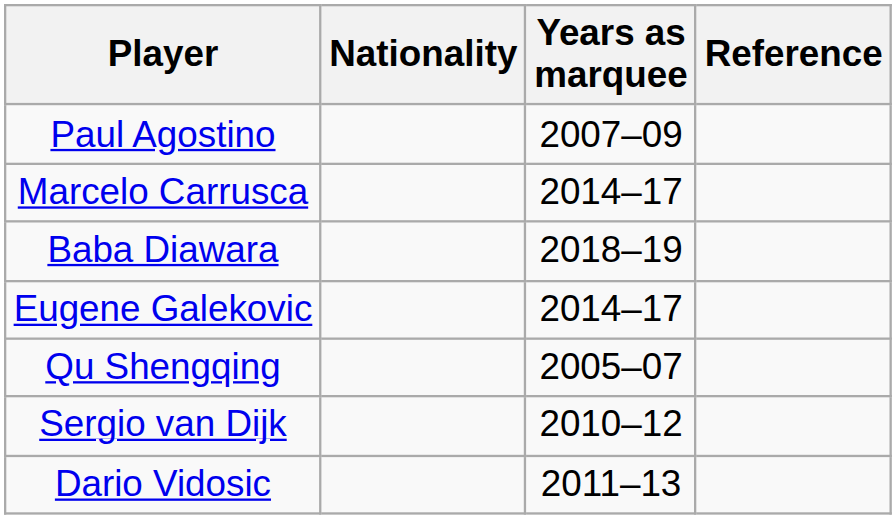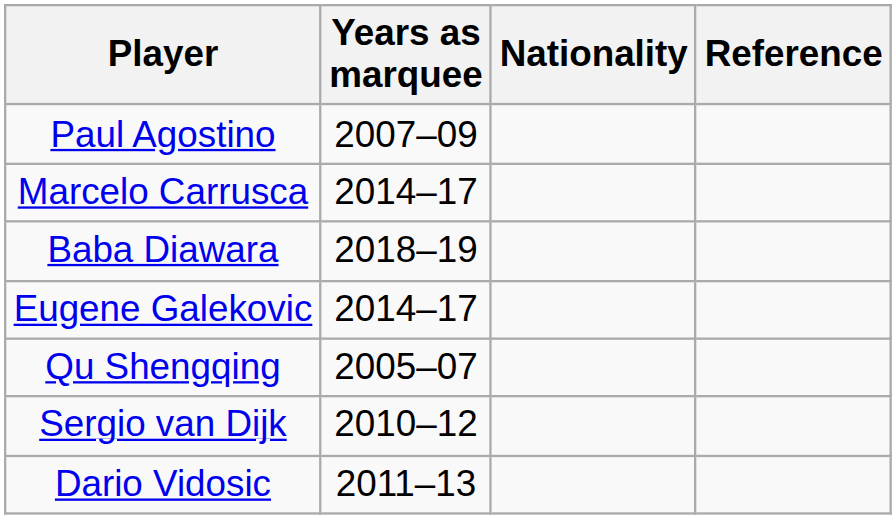columns swapped: (423, 54) <-> (611, 54)
